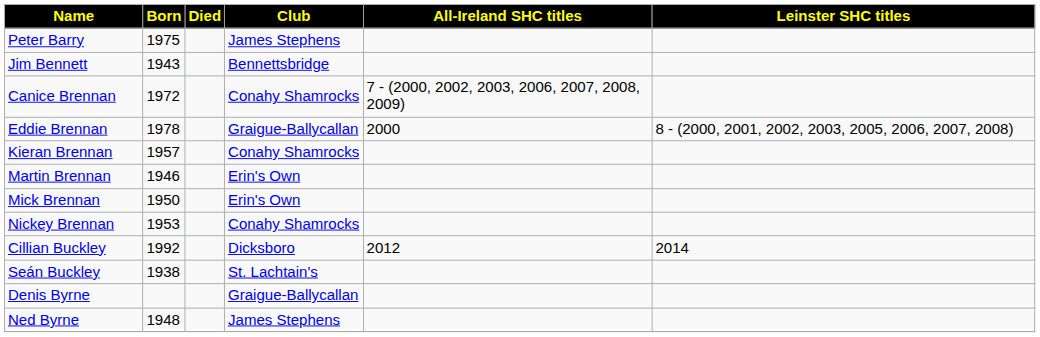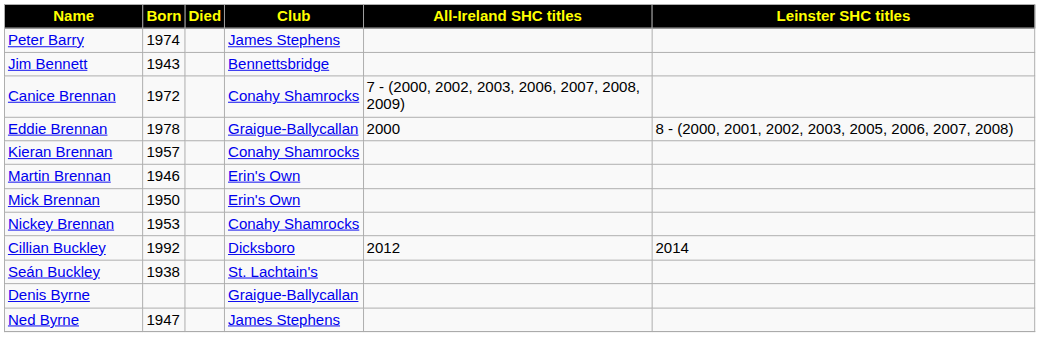(163, 40) 1975 -> (163, 40) 1974
(163, 319) 1948 -> (163, 319) 1947
